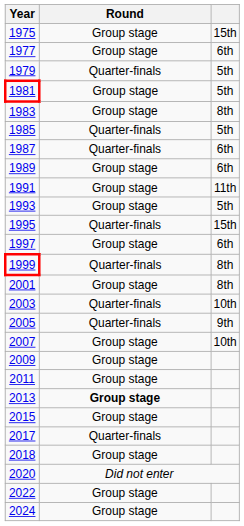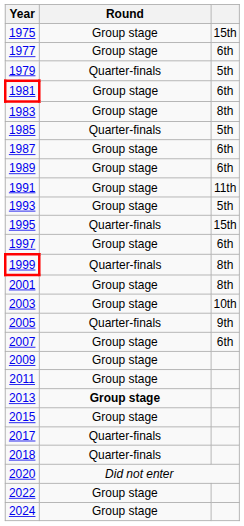(225, 91) 5th -> (225, 91) 6th
(125, 150) Quarter-finals -> (125, 150) Group stage
(125, 304) Quarter-finals -> (125, 304) Group stage
(225, 342) 10th -> (225, 342) 6th
(125, 455) Group stage -> (125, 455) Quarter-finals
